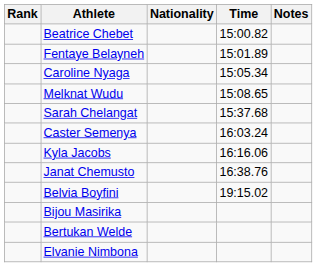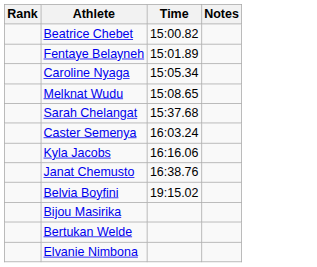- column: (182, 14)
